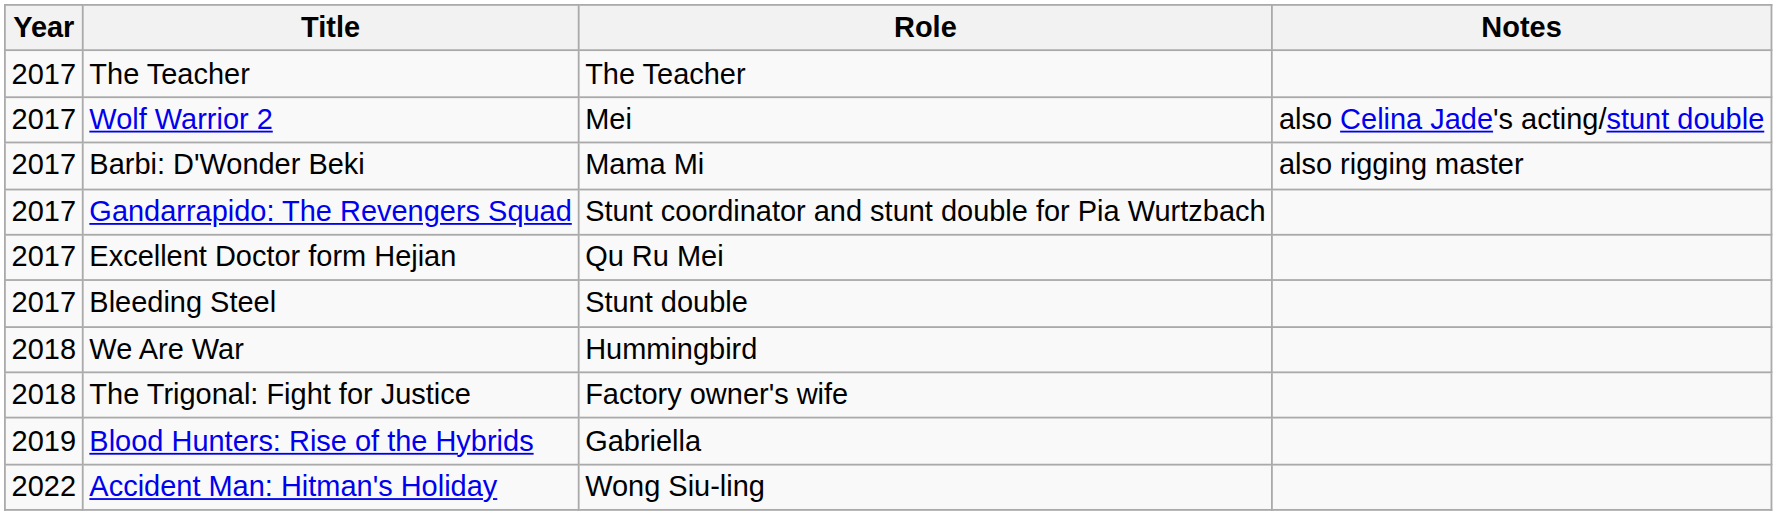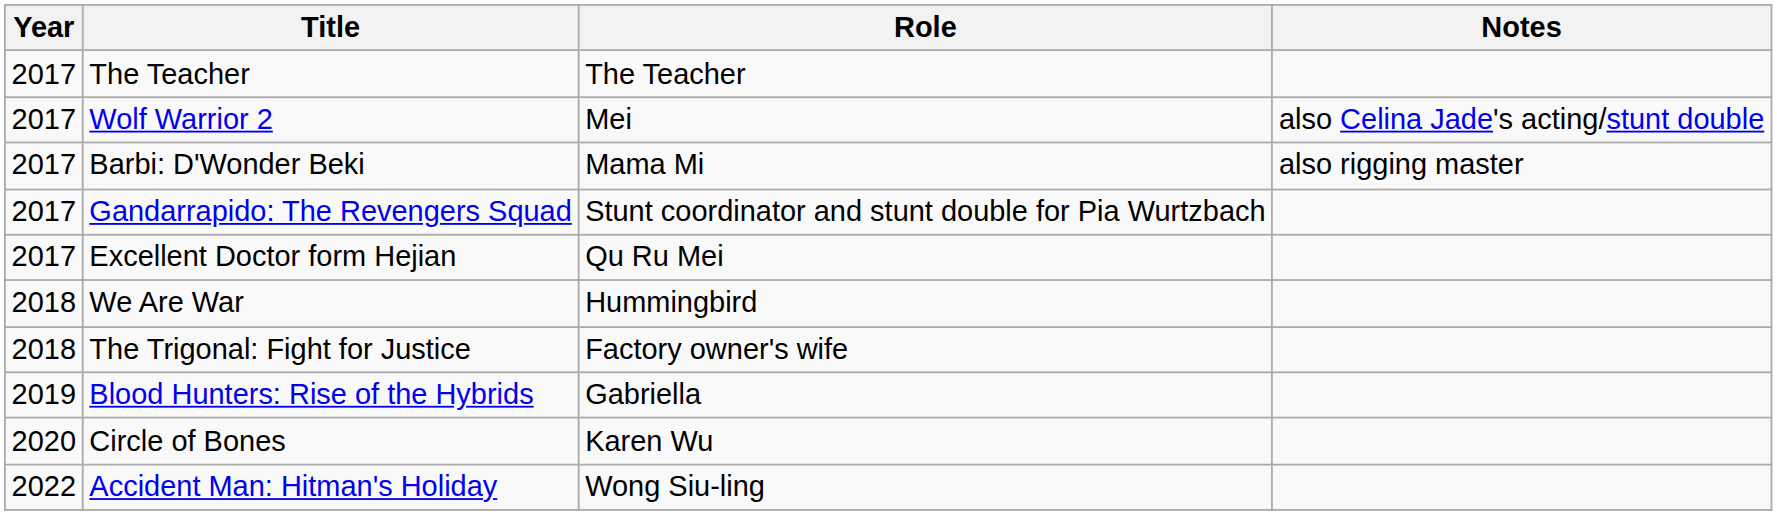- row: (183, 303)
+ row: (188, 440)
